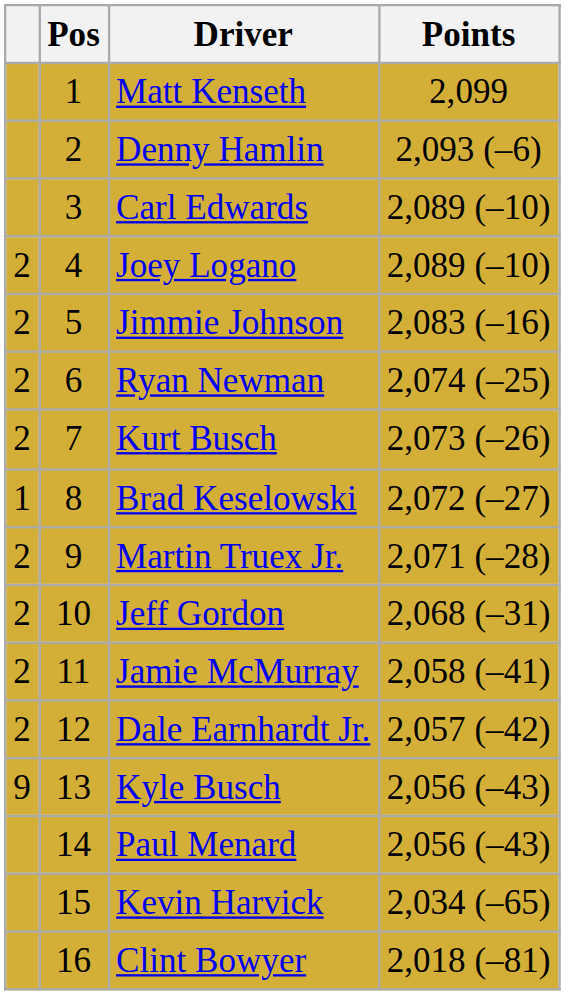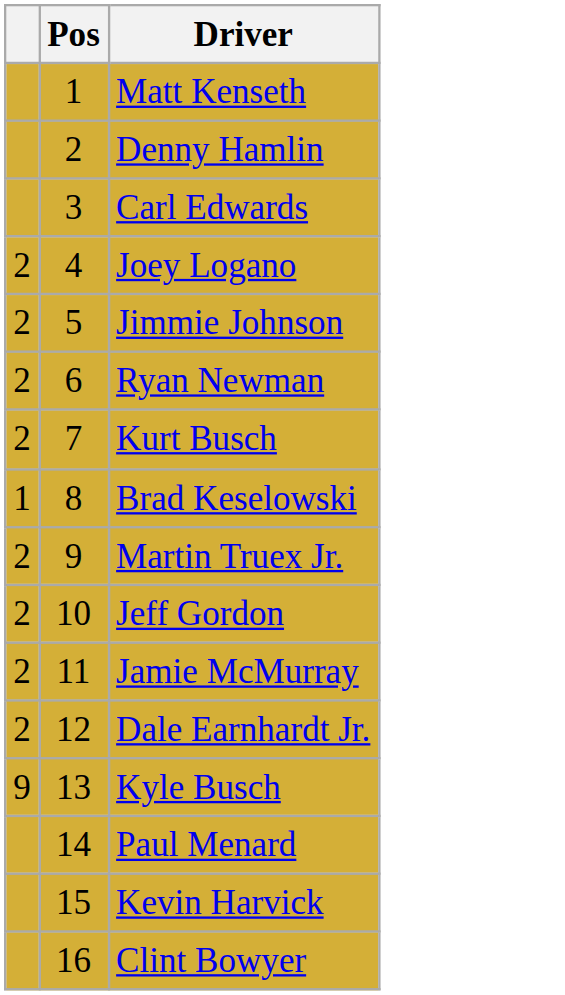- column: (469, 33)
